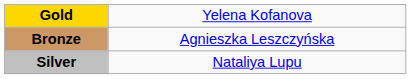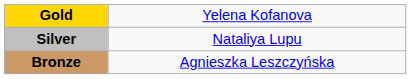rows swapped: (56, 62) <-> (56, 39)
